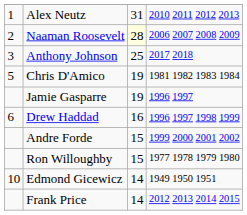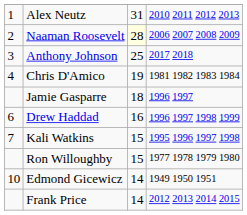(11, 76) 5 -> (11, 76) 4
(137, 96) 19 -> (137, 96) 18
+ row: (60, 138)
- row: (59, 138)
